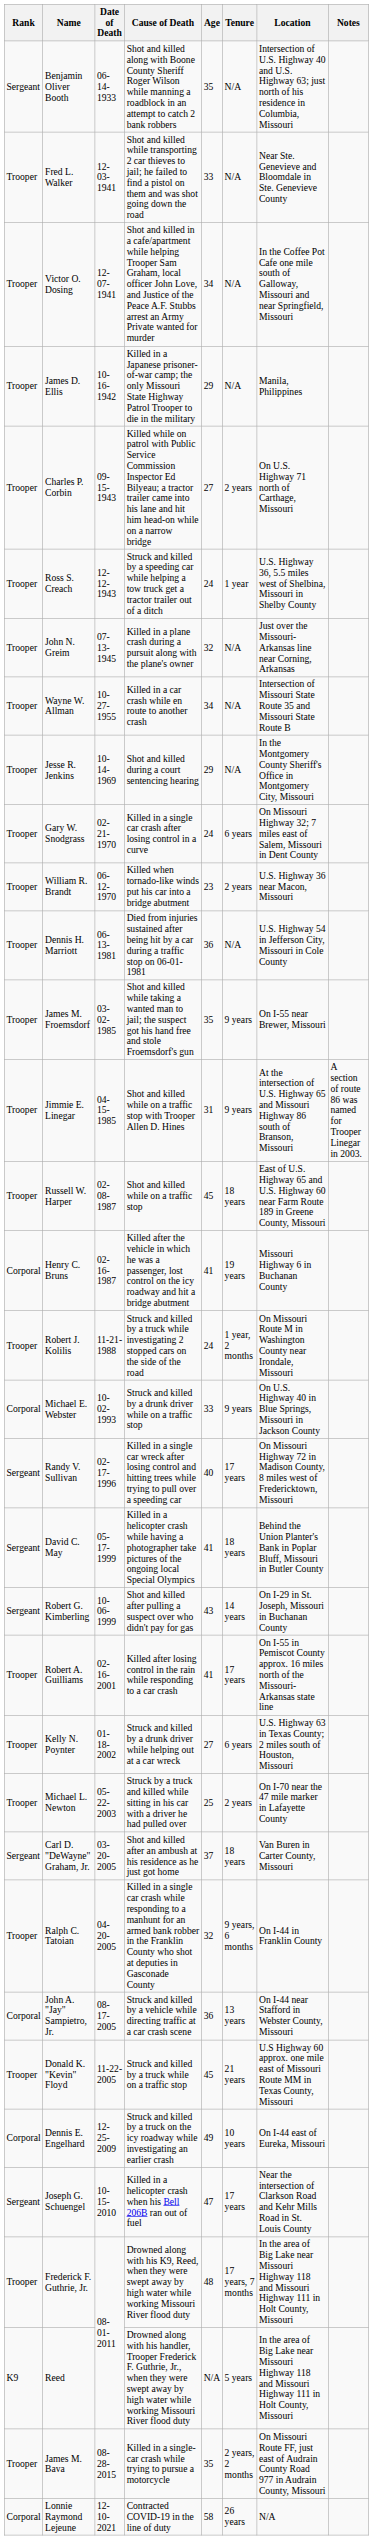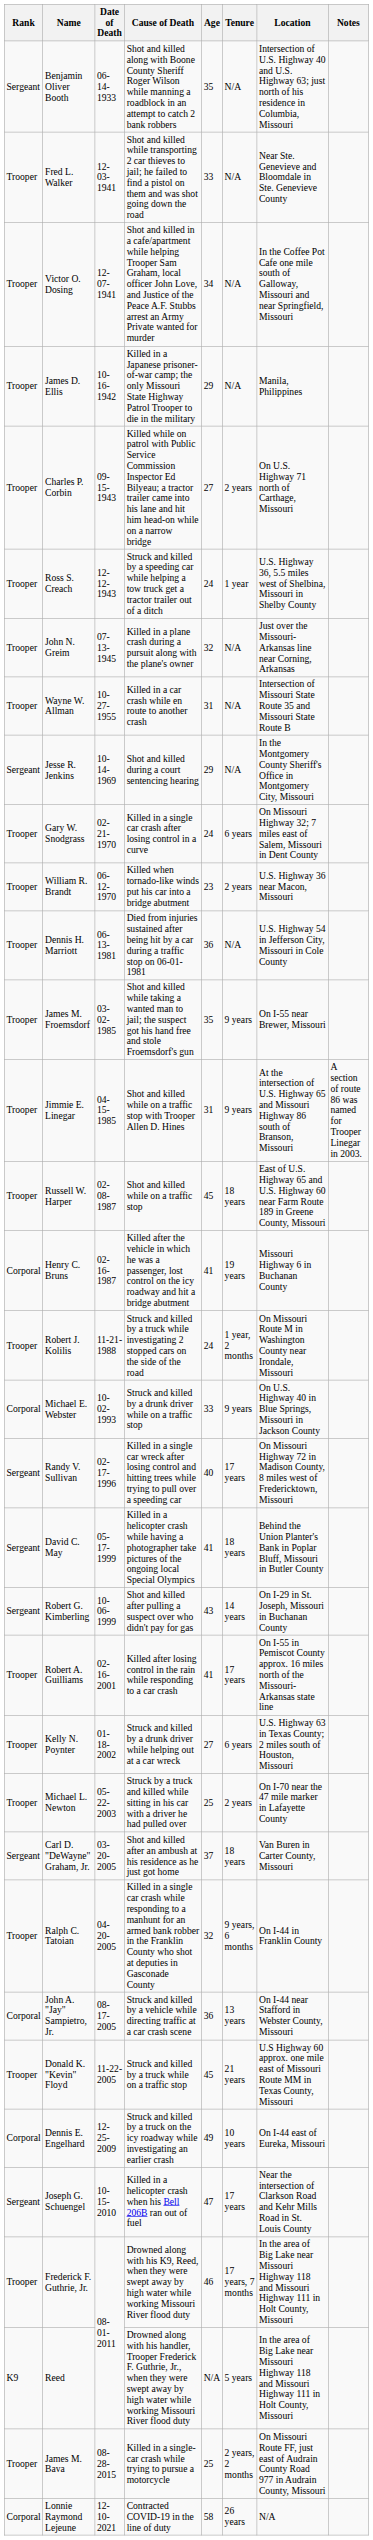(208, 706) 34 -> (208, 706) 31
(22, 770) Trooper -> (23, 770) Sergeant
(208, 2282) 48 -> (208, 2282) 46
(208, 2463) 35 -> (208, 2463) 25
